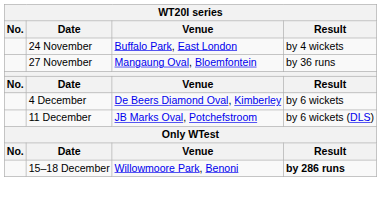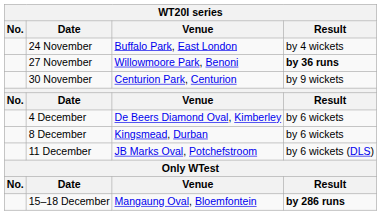(186, 63) Mangaung Oval, Bloemfontein -> (176, 63) Willowmoore Park, Benoni
(311, 63) normal -> (312, 63) bold
+ row: (60, 79)
+ row: (57, 134)
(176, 168) Willowmoore Park, Benoni -> (186, 201) Mangaung Oval, Bloemfontein
